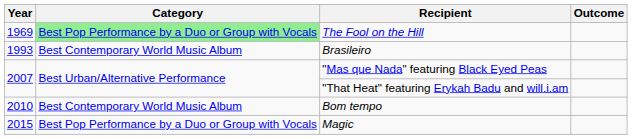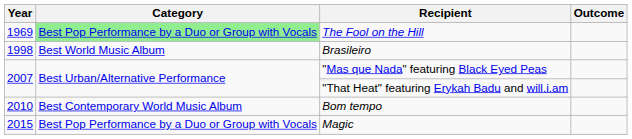(20, 50) 1993 -> (20, 50) 1998
(140, 50) Best Contemporary World Music Album -> (102, 50) Best World Music Album
